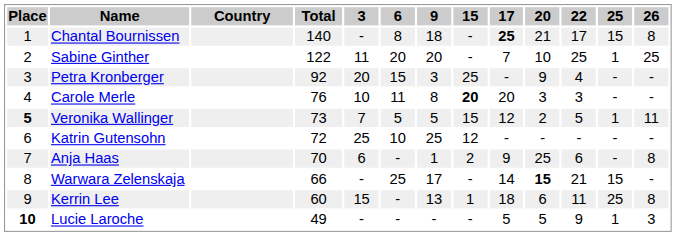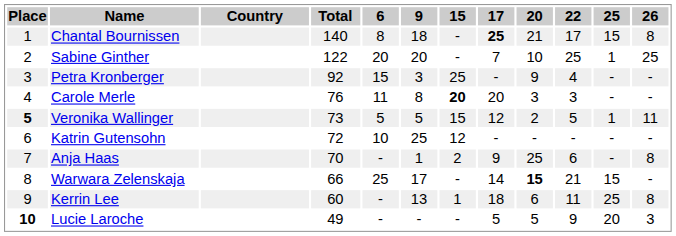- column: (362, 16)
(615, 220) 1 -> (612, 220) 20
